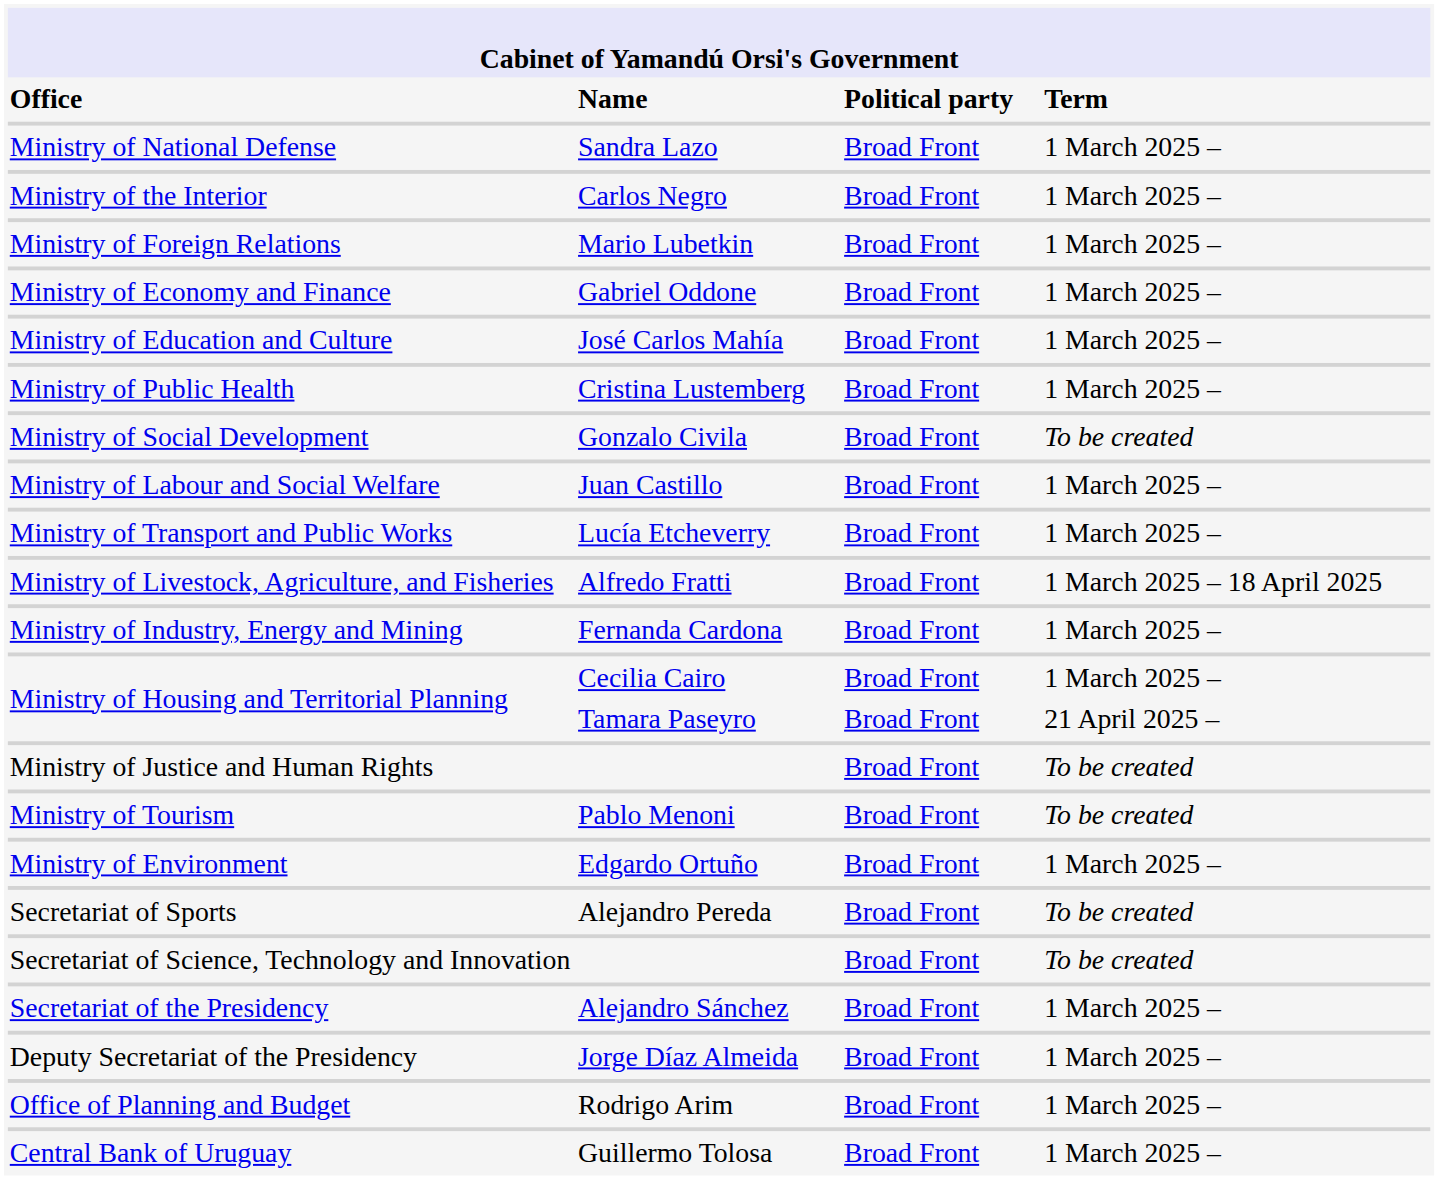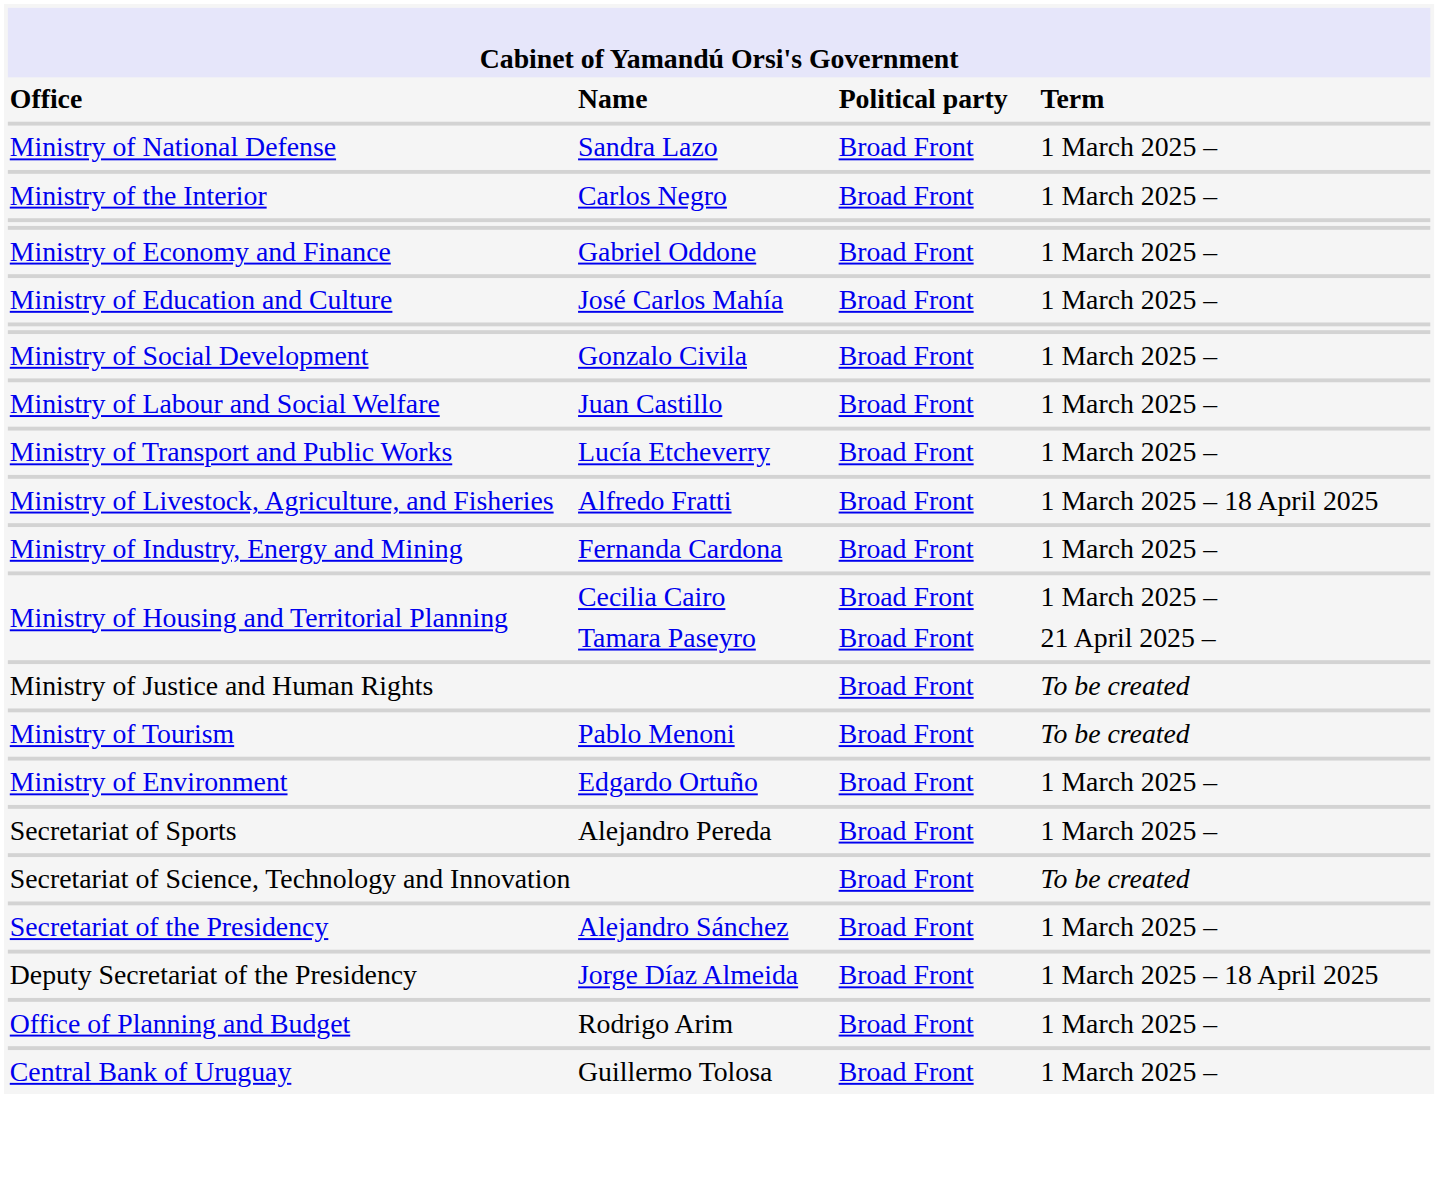- row: (175, 243)
- row: (152, 388)
(1119, 436) To be created -> (1129, 355) 1 March 2025 –
(1119, 911) To be created -> (1129, 830) 1 March 2025 –
(1133, 1056) 1 March 2025 – -> (1210, 975) 1 March 2025 – 18 April 2025
